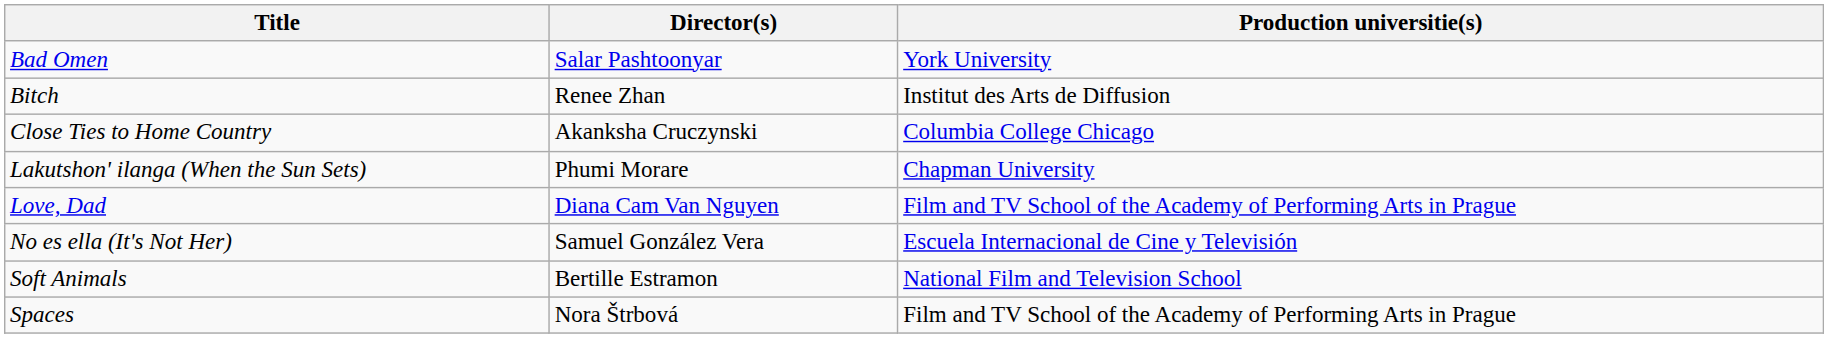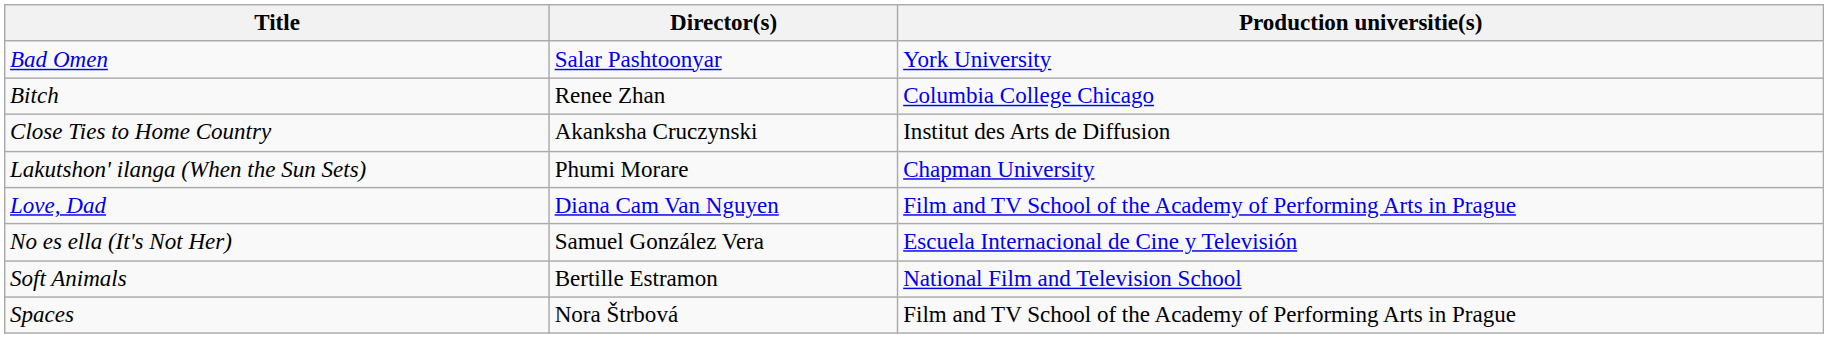(1037, 95) Institut des Arts de Diffusion -> (1029, 95) Columbia College Chicago
(1029, 132) Columbia College Chicago -> (1037, 132) Institut des Arts de Diffusion
